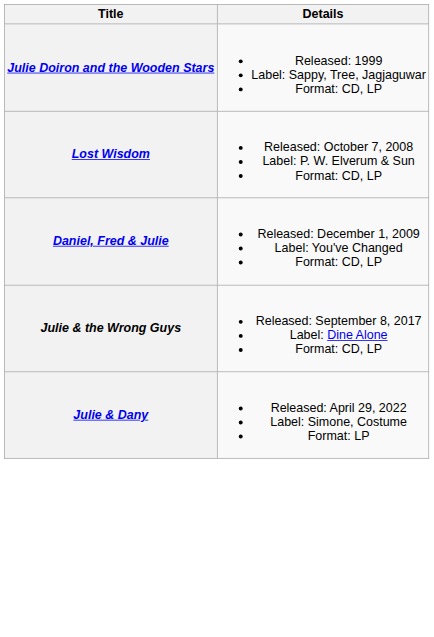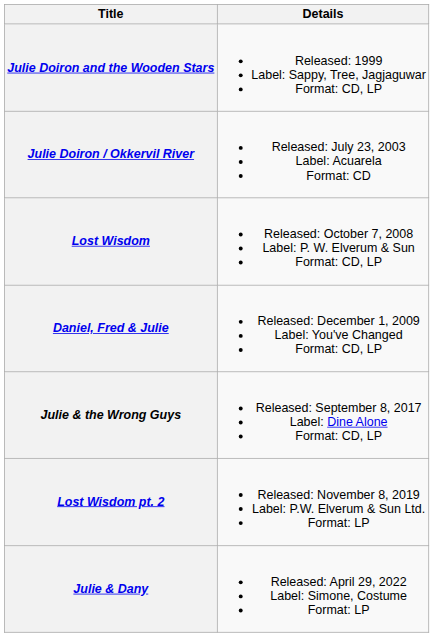+ row: (111, 154)
+ row: (111, 502)
